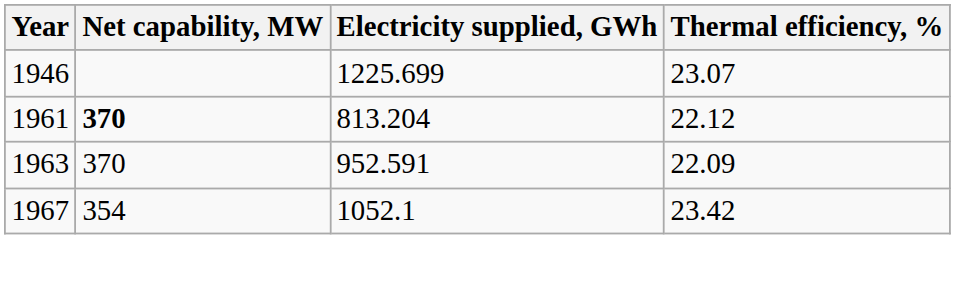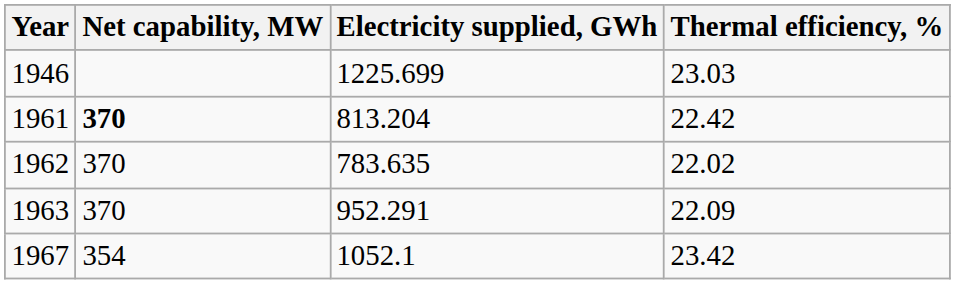(703, 73) 23.07 -> (703, 73) 23.03
(703, 118) 22.12 -> (703, 118) 22.42
+ row: (40, 164)
(383, 164) 952.591 -> (383, 210) 952.291
